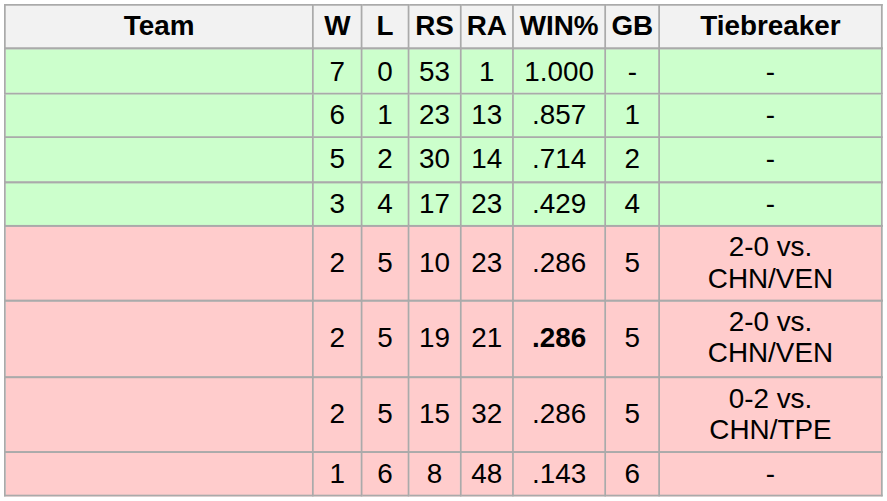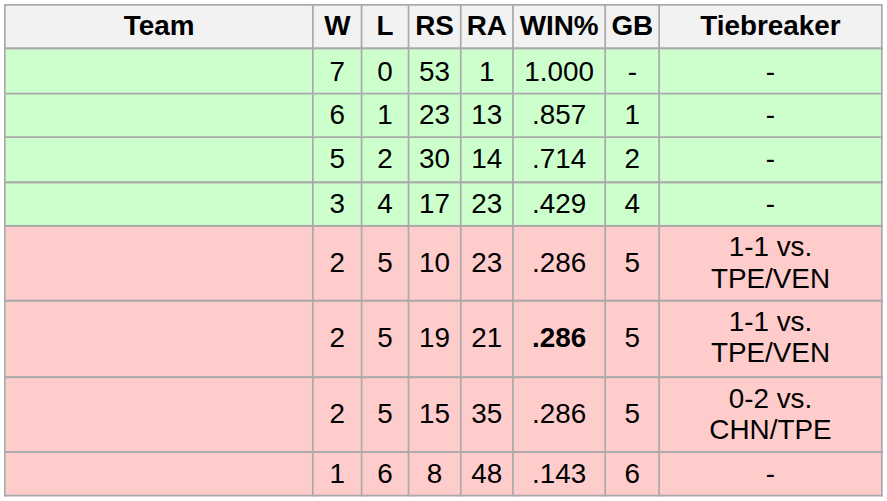(770, 262) 2-0 vs. CHN/VEN -> (770, 262) 1-1 vs. TPE/VEN
(770, 338) 2-0 vs. CHN/VEN -> (770, 338) 1-1 vs. TPE/VEN
(487, 413) 32 -> (487, 413) 35
